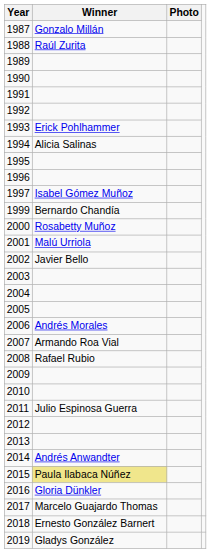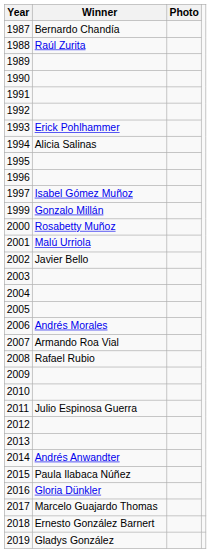(69, 29) Gonzalo Millán -> (77, 29) Bernardo Chandía
(77, 210) Bernardo Chandía -> (69, 210) Gonzalo Millán
(83, 474) khaki background -> (83, 474) no background
